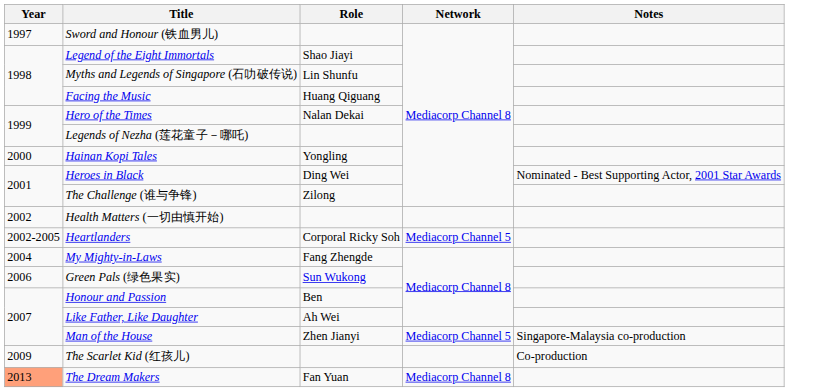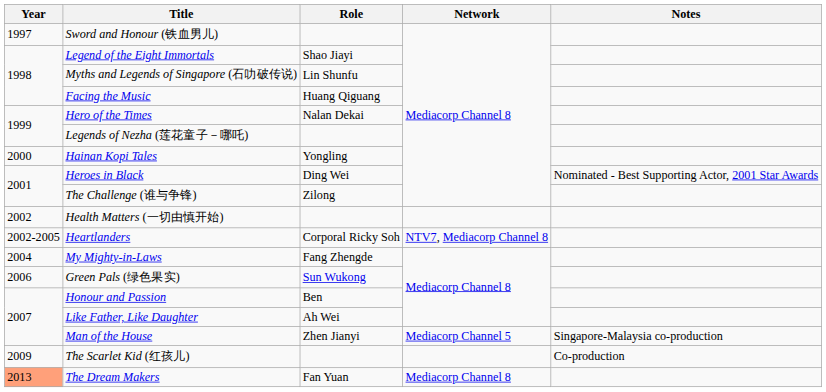(458, 237) Mediacorp Channel 5 -> (477, 237) NTV7, Mediacorp Channel 8
